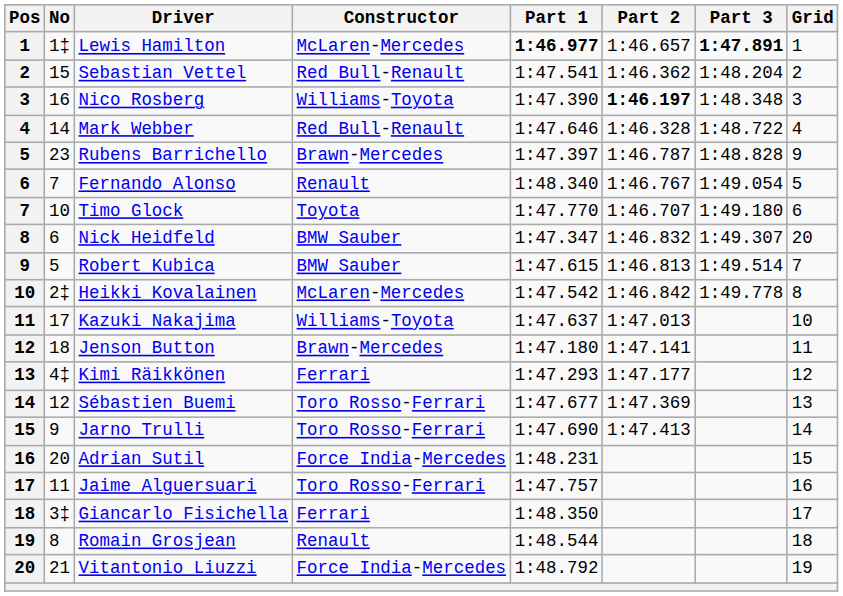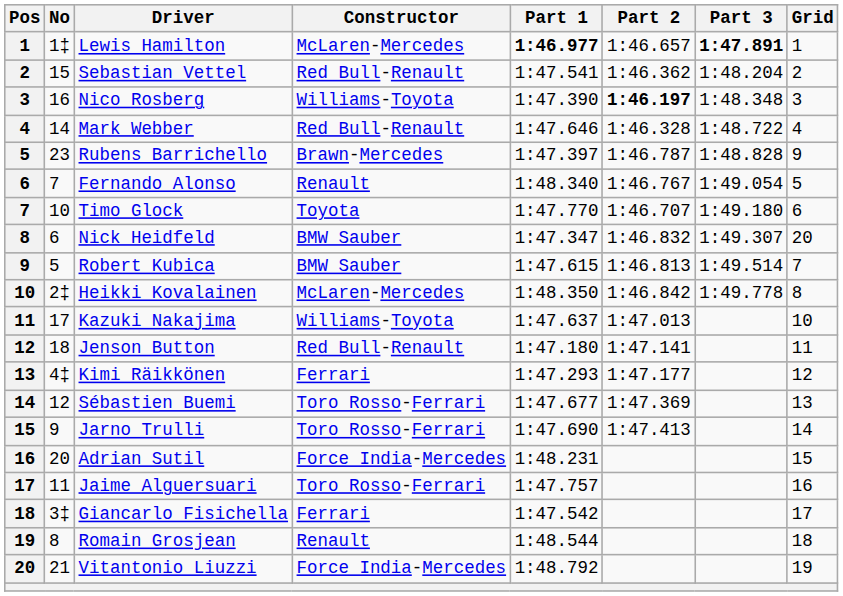(557, 294) 1:47.542 -> (557, 294) 1:48.350
(370, 349) Brawn-Mercedes -> (380, 349) Red Bull-Renault
(557, 514) 1:48.350 -> (557, 514) 1:47.542
